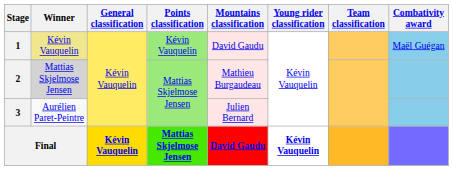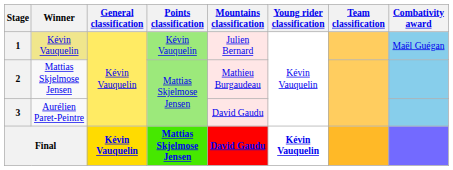(238, 46) David Gaudu -> (238, 46) Julien Bernard
(59, 79) lightgrey background -> (59, 79) no background
(238, 112) Julien Bernard -> (238, 112) David Gaudu
